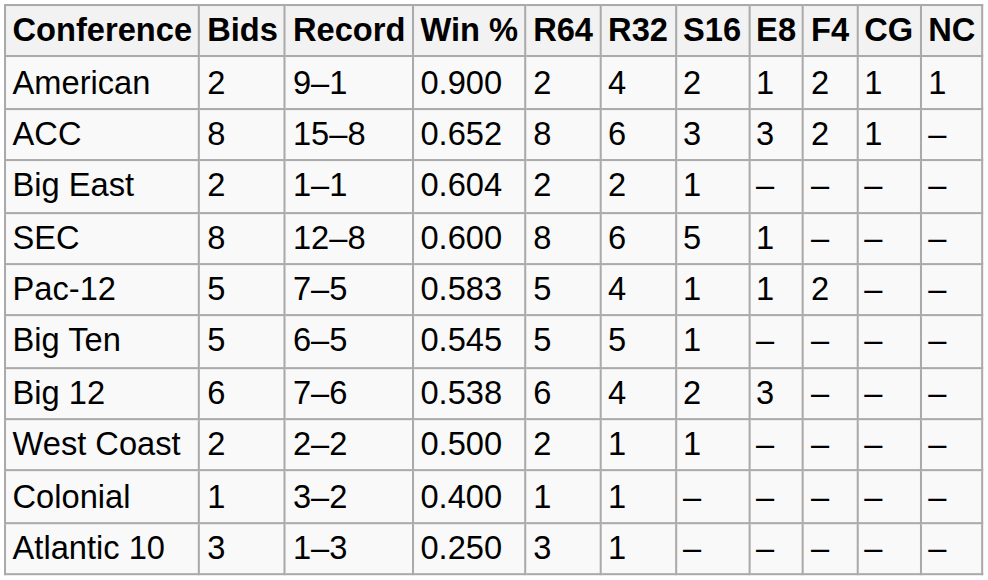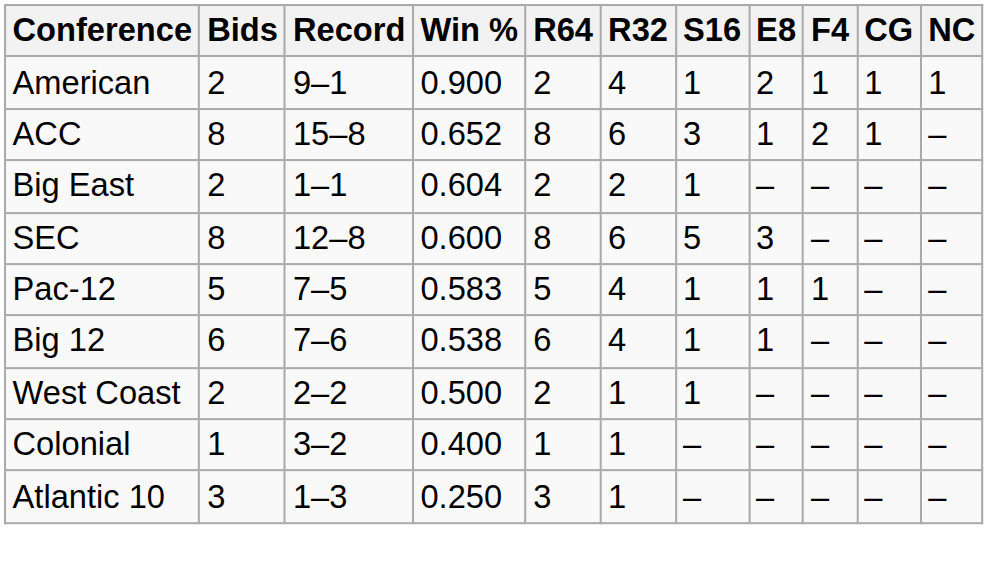(692, 82) 2 -> (692, 82) 1
(765, 82) 1 -> (765, 82) 2
(820, 82) 2 -> (820, 82) 1
(765, 133) 3 -> (765, 133) 1
(765, 237) 1 -> (765, 237) 3
(820, 289) 2 -> (820, 289) 1
- row: (67, 340)
(692, 392) 2 -> (692, 340) 1
(765, 392) 3 -> (765, 340) 1
